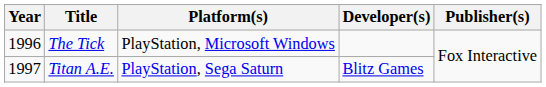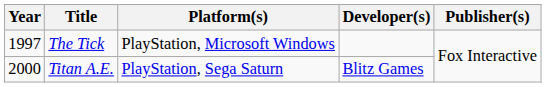(25, 43) 1996 -> (25, 43) 1997
(25, 69) 1997 -> (25, 69) 2000
